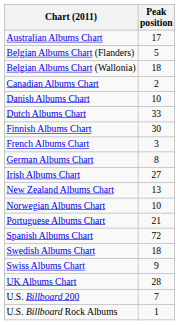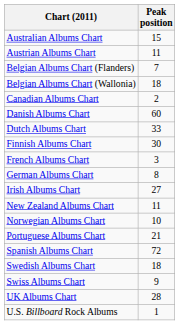(156, 38) 17 -> (156, 38) 15
+ row: (51, 53)
(156, 53) 5 -> (156, 68) 7
(156, 99) 10 -> (156, 114) 60
(156, 190) 13 -> (156, 205) 11
- row: (43, 296)
